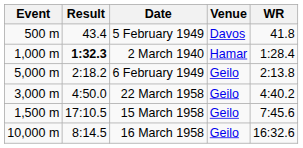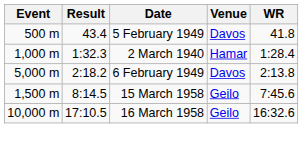(89, 53) bold -> (89, 53) normal
(224, 73) Geilo -> (227, 73) Davos
- row: (162, 93)
(86, 113) 17:10.5 -> (89, 93) 8:14.5
(89, 133) 8:14.5 -> (86, 113) 17:10.5
